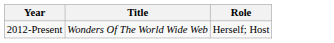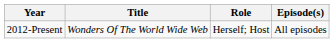+ column: (300, 12)
